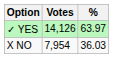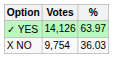(57, 45) 7,954 -> (57, 45) 9,754
